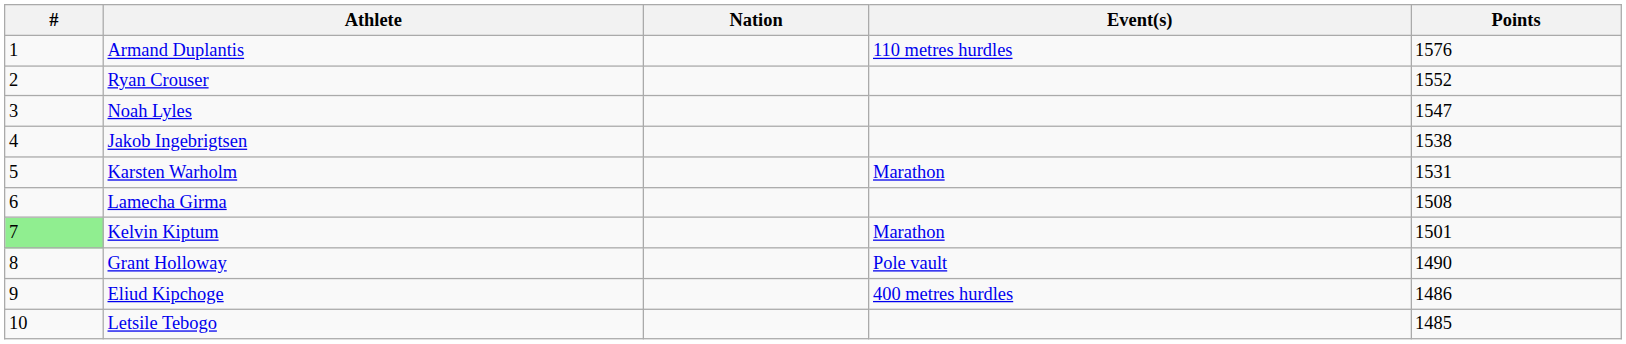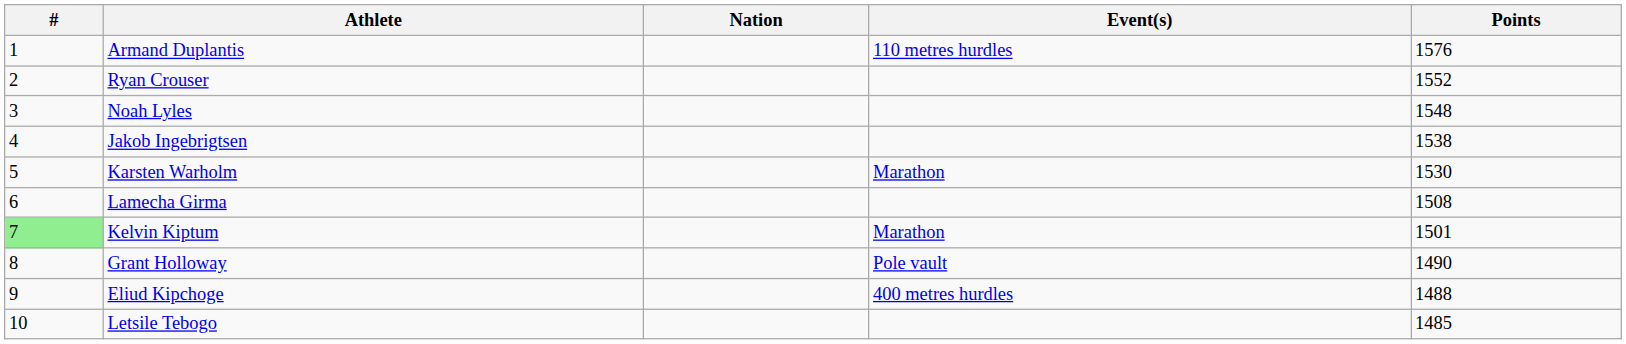(1434, 111) 1547 -> (1434, 111) 1548
(1434, 172) 1531 -> (1434, 172) 1530
(1434, 293) 1486 -> (1434, 293) 1488
